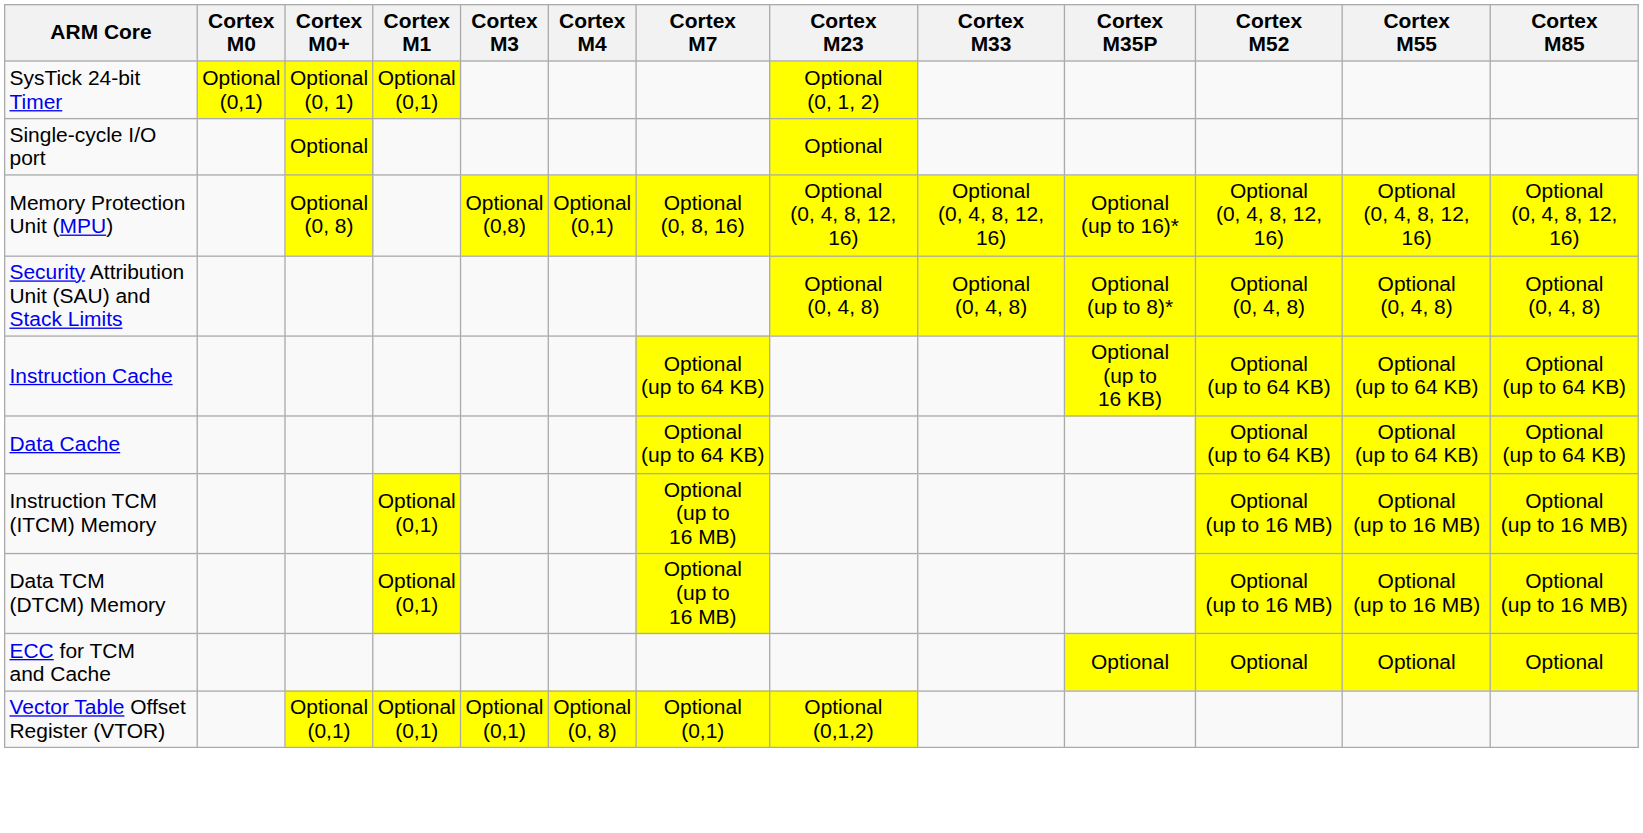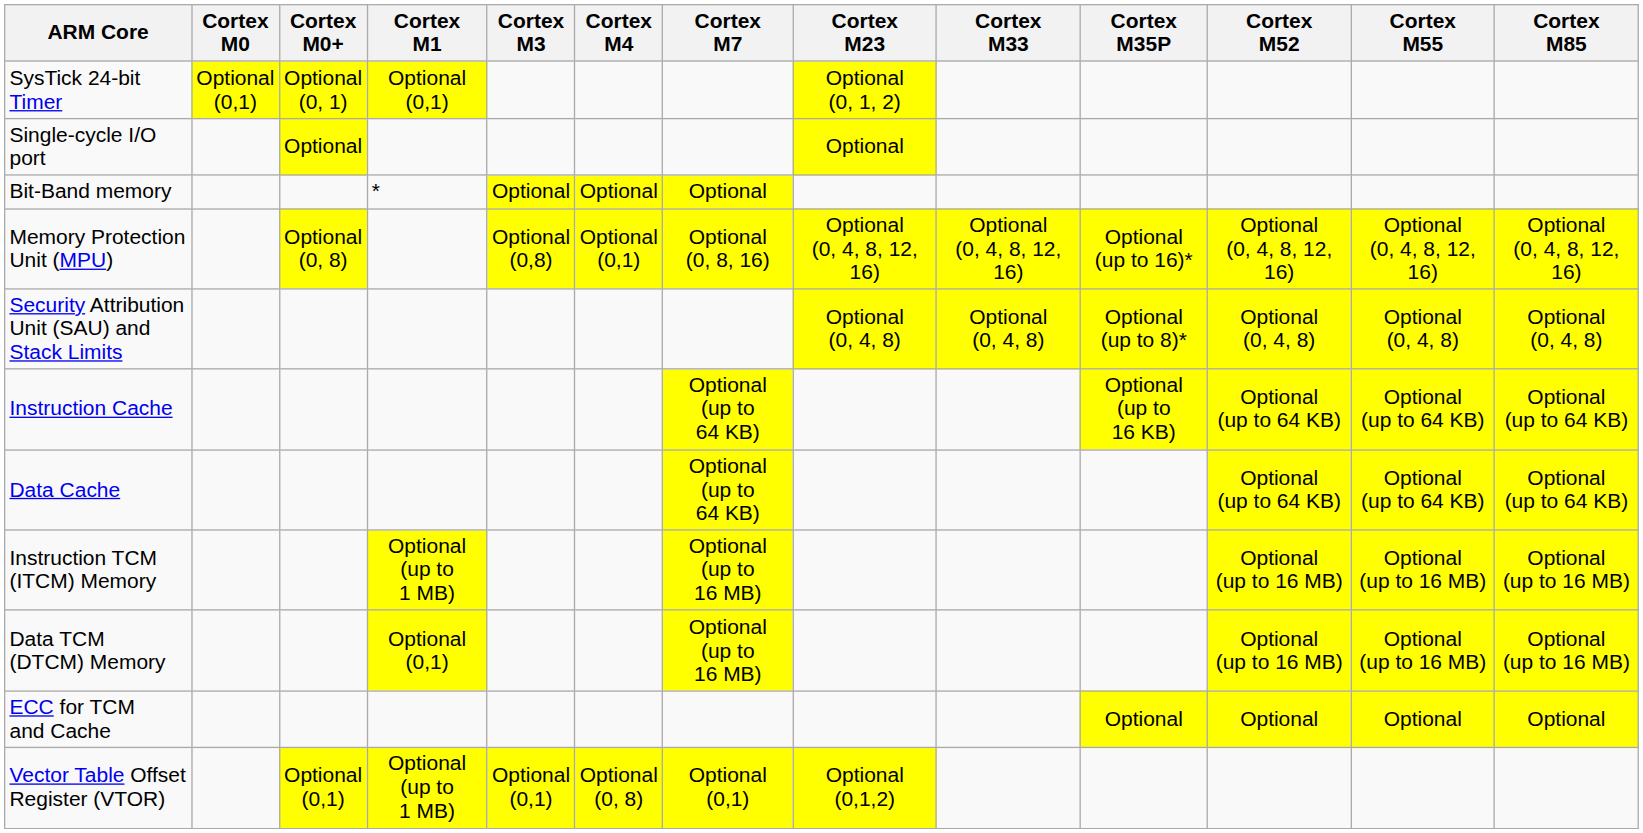+ row: (90, 191)
(417, 513) Optional (0,1) -> (427, 570) Optional (up to 1 MB)
(417, 719) Optional (0,1) -> (427, 787) Optional (up to 1 MB)
